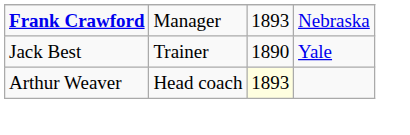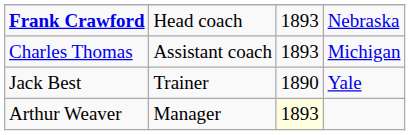(187, 20) Manager -> (198, 20) Head coach
+ row: (71, 51)
(198, 83) Head coach -> (187, 114) Manager
